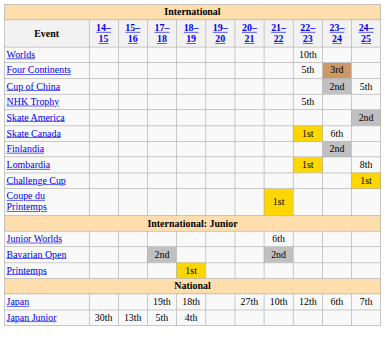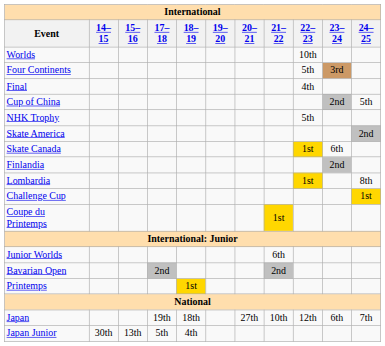+ row: (17, 86)
